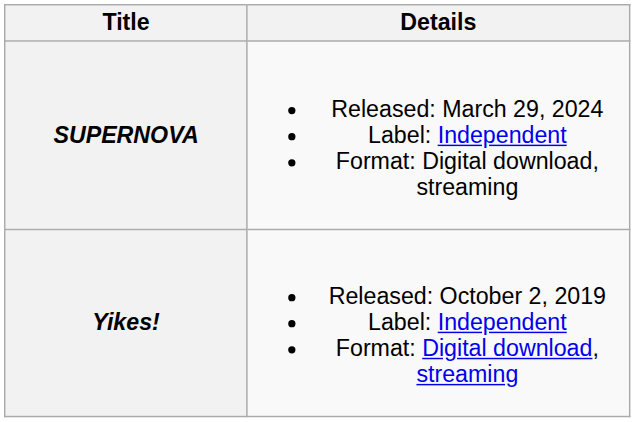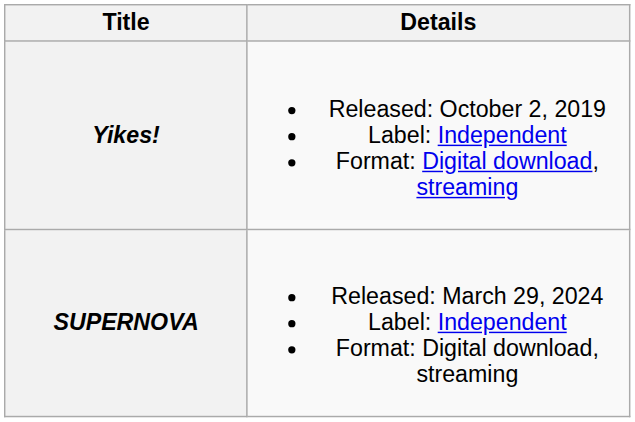rows swapped: (126, 322) <-> (126, 135)
